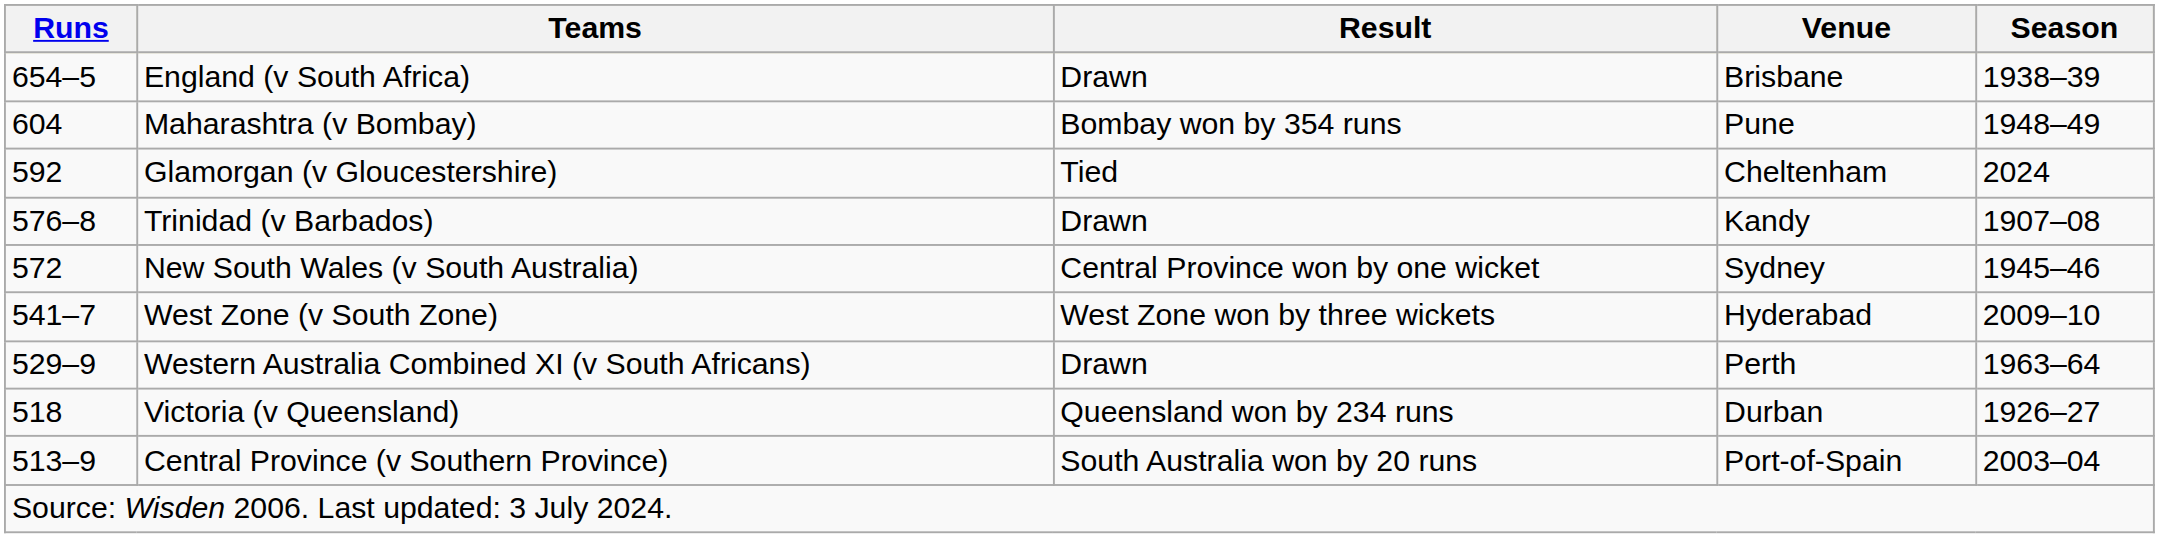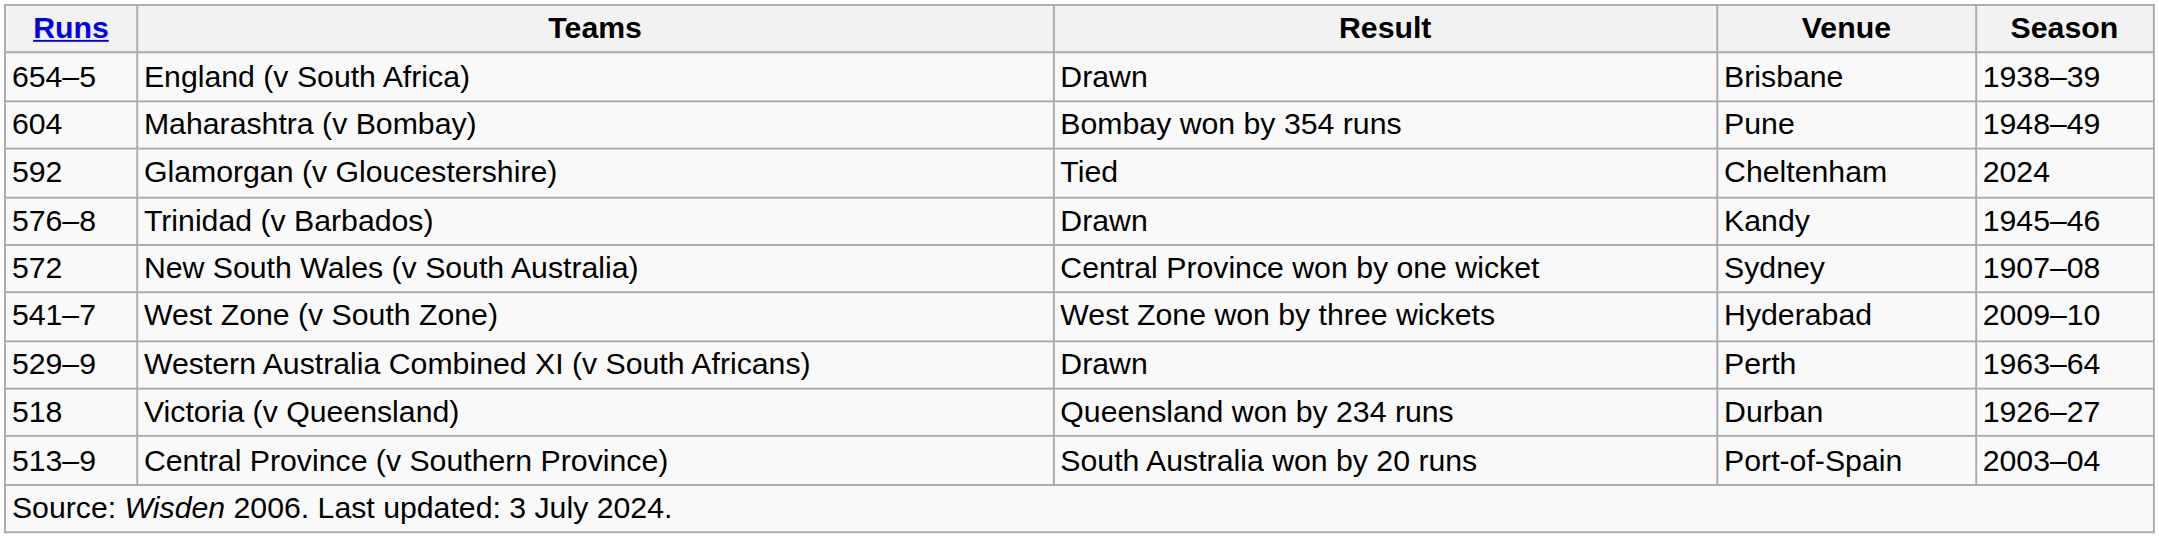(2042, 220) 1907–08 -> (2042, 220) 1945–46
(2042, 268) 1945–46 -> (2042, 268) 1907–08
